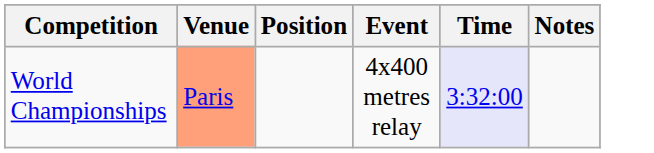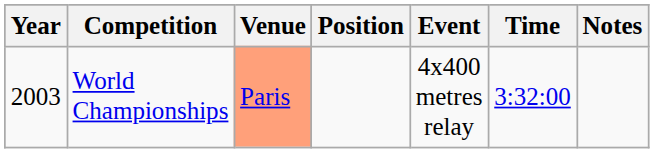+ column: (36, 25)
(485, 96) lavender background -> (533, 96) no background
